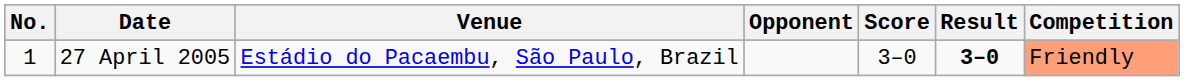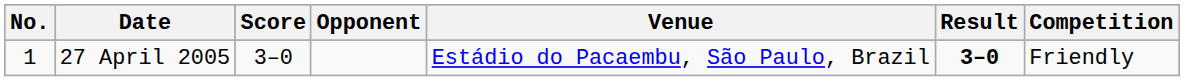columns swapped: (490, 23) <-> (897, 23)
(1082, 58) lightsalmon background -> (1082, 58) no background
